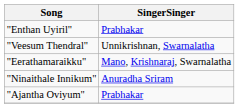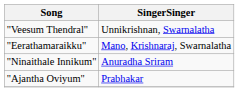- row: (39, 29)
